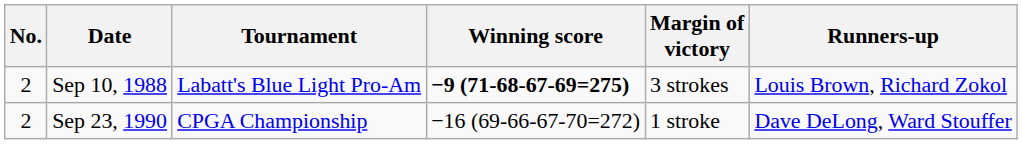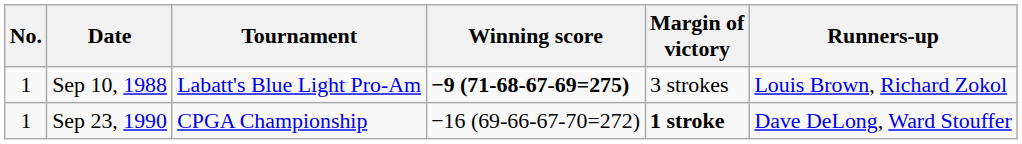(26, 84) 2 -> (26, 84) 1
(26, 120) 2 -> (26, 120) 1
(685, 120) normal -> (687, 120) bold
